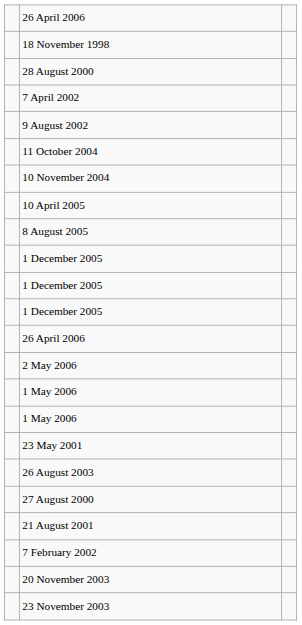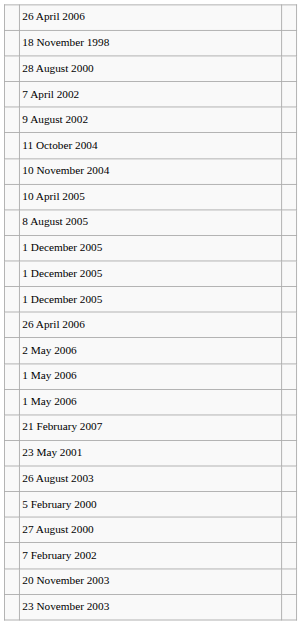+ row: (12, 428)
+ row: (12, 504)
- row: (12, 526)
